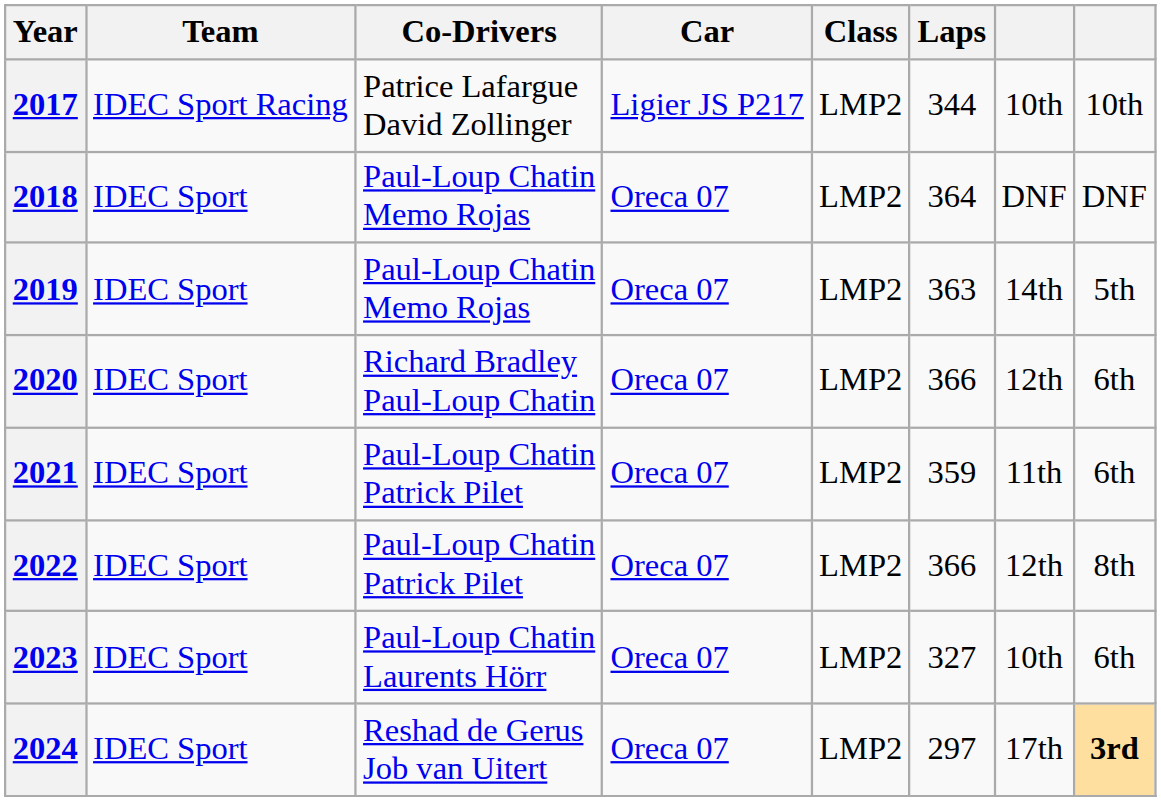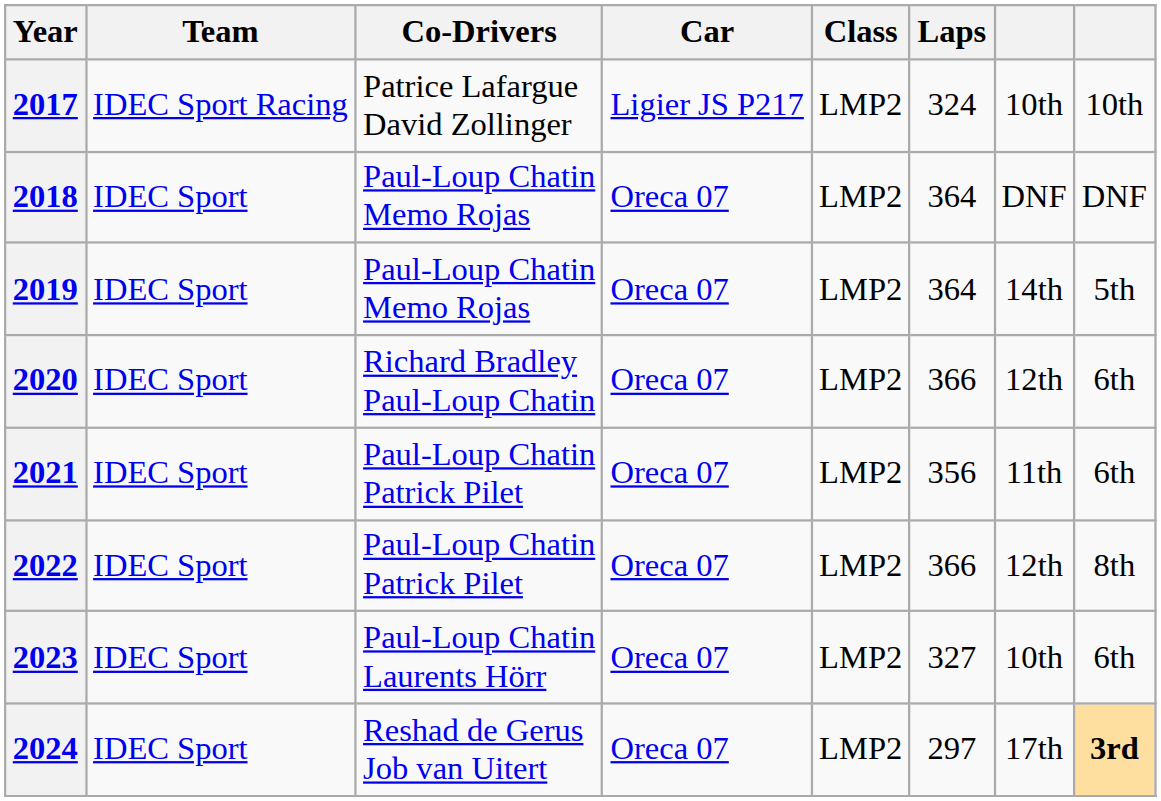(952, 104) 344 -> (952, 104) 324
(952, 288) 363 -> (952, 288) 364
(952, 472) 359 -> (952, 472) 356
